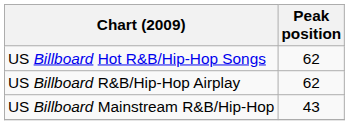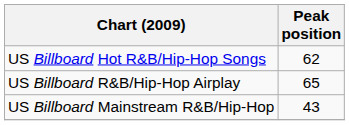(311, 82) 62 -> (311, 82) 65
